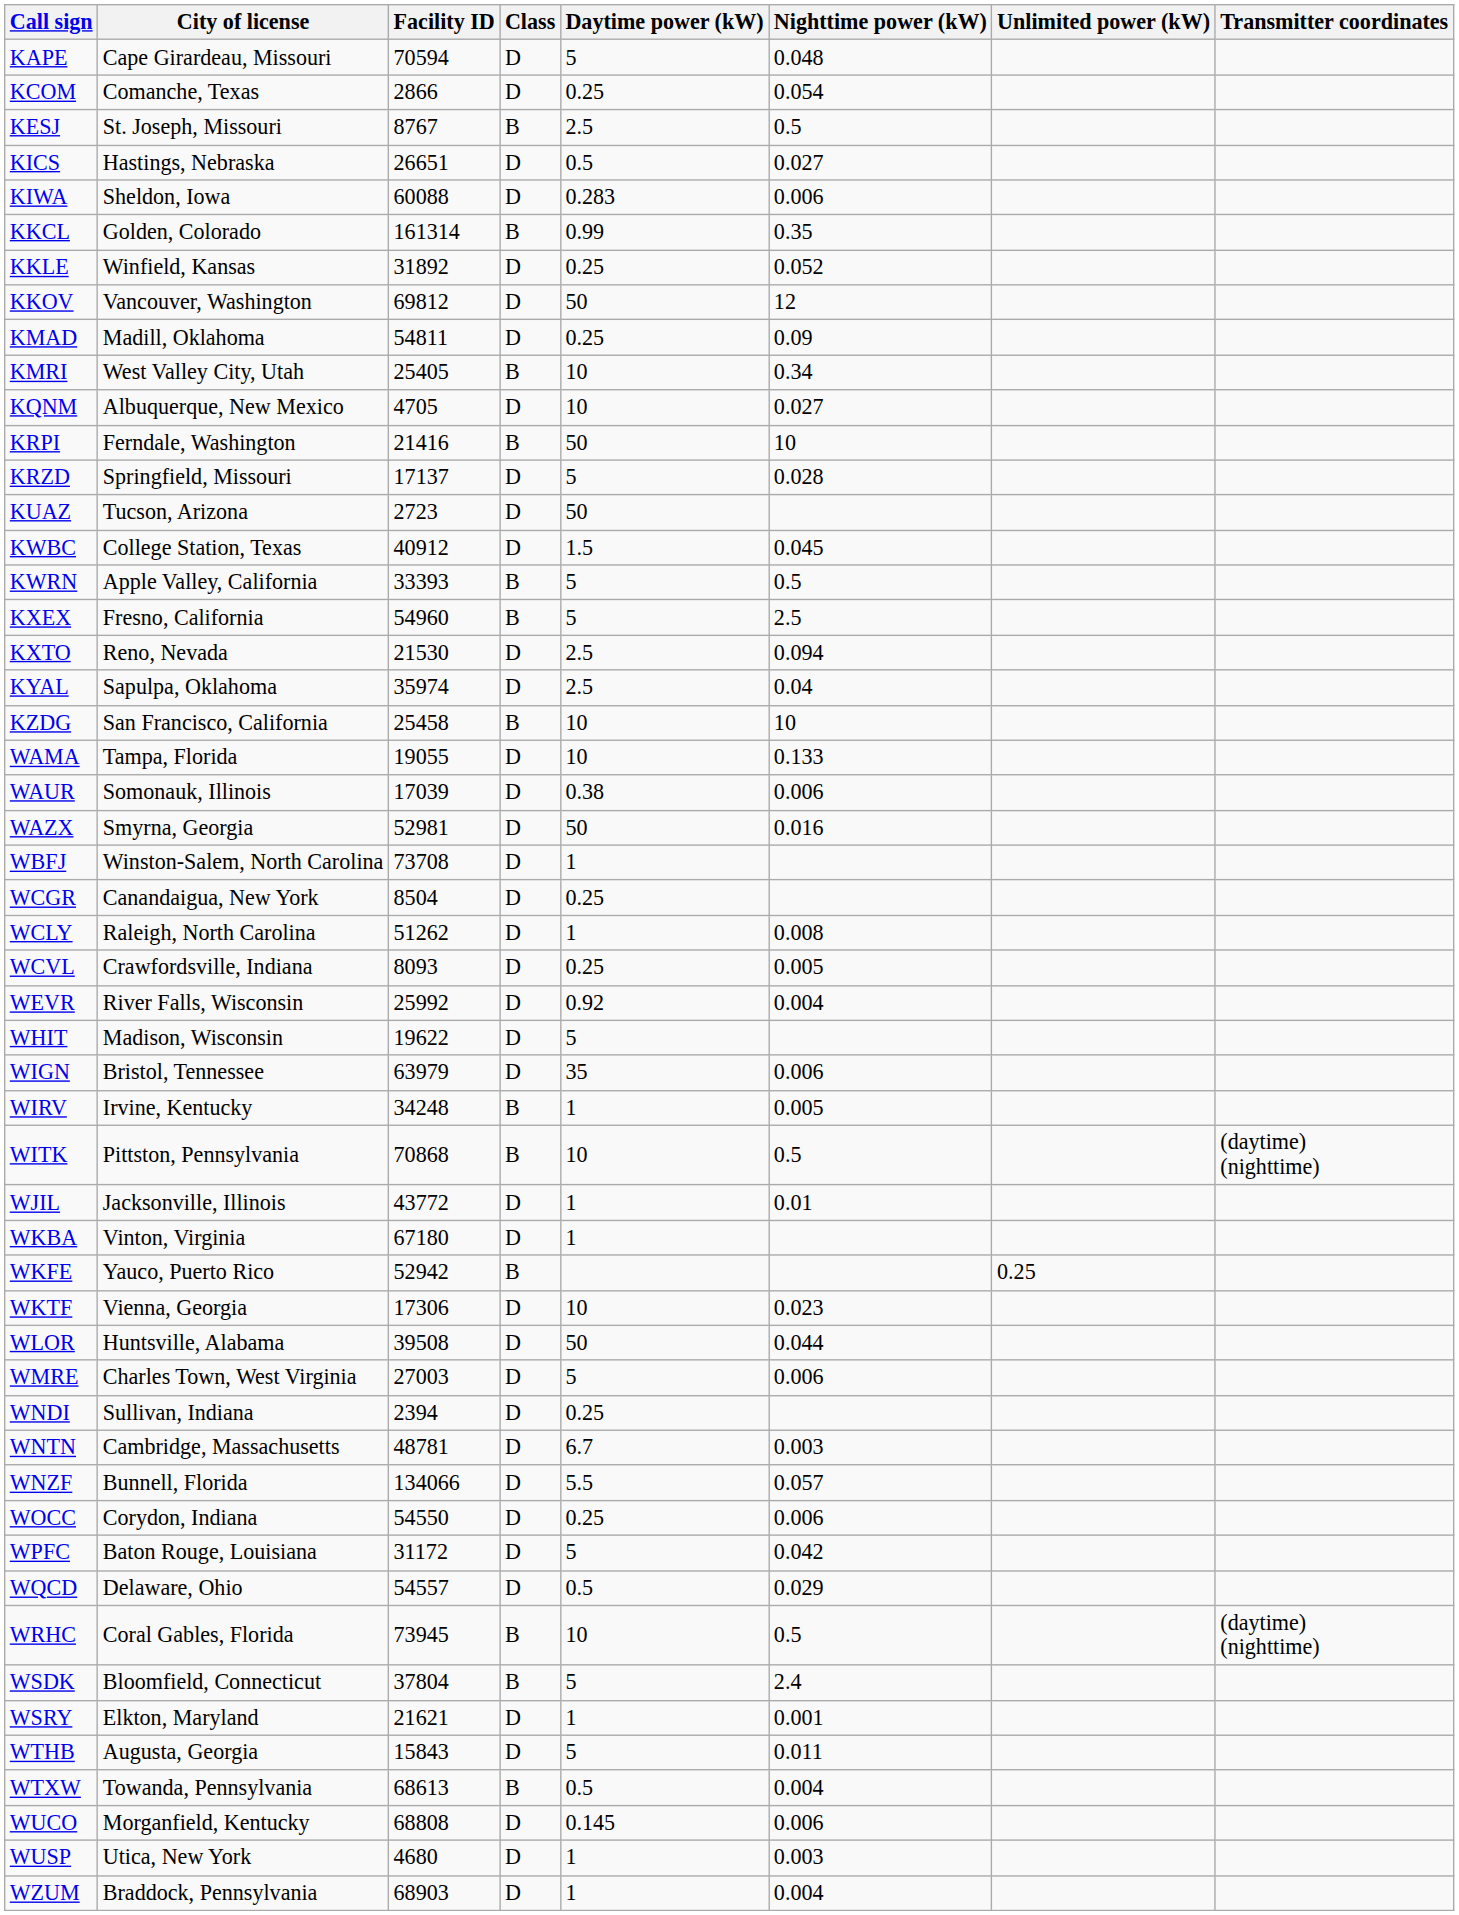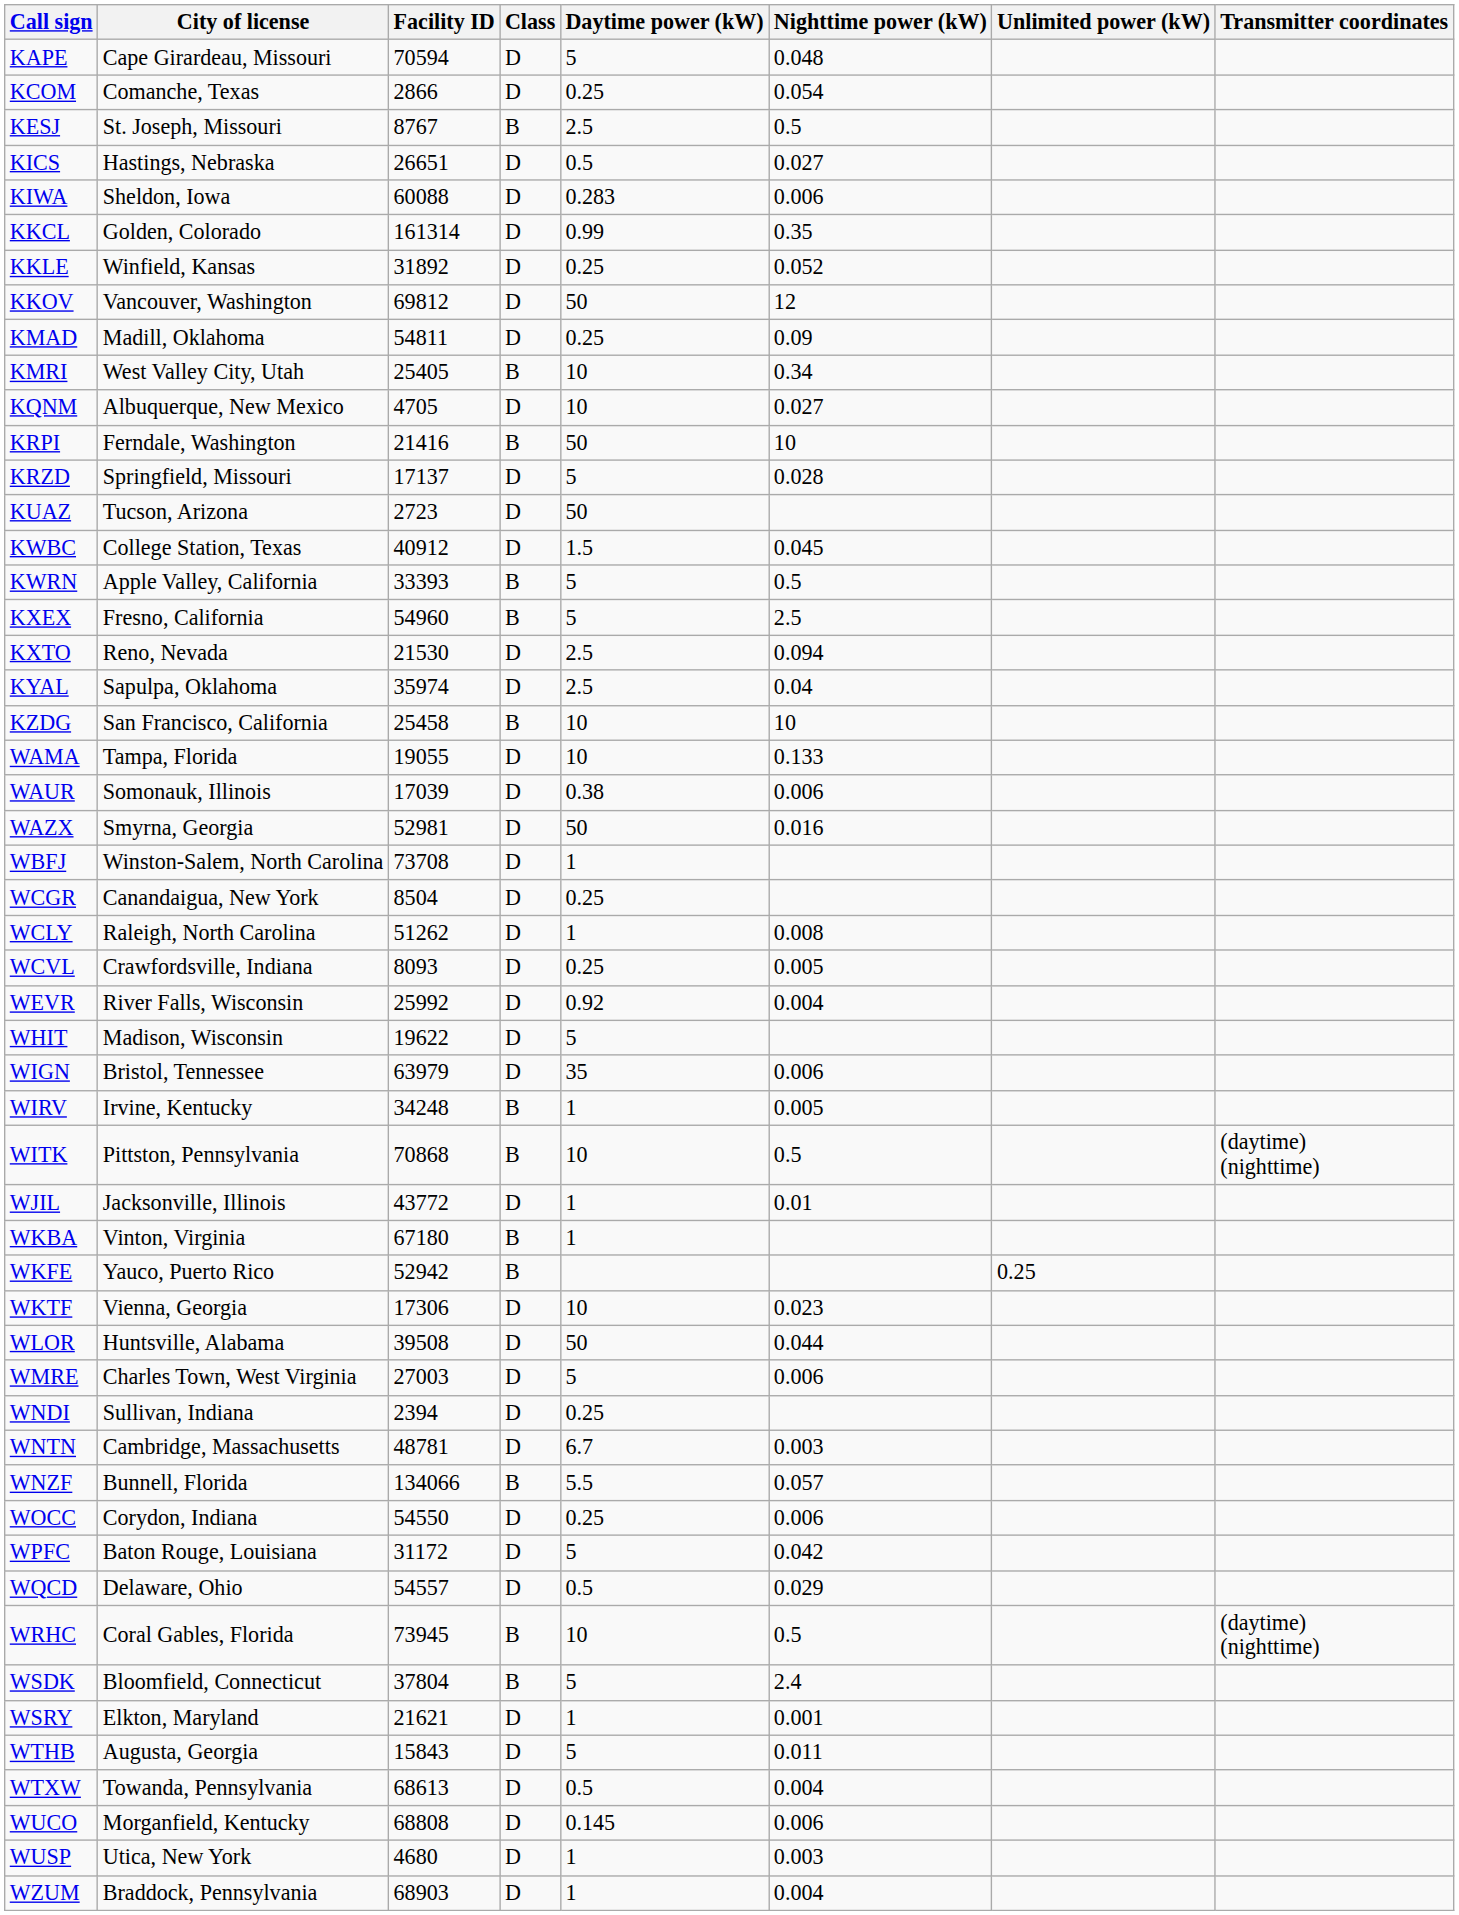(512, 232) B -> (513, 232) D
(513, 1237) D -> (512, 1237) B
(513, 1482) D -> (512, 1482) B
(512, 1787) B -> (513, 1787) D
